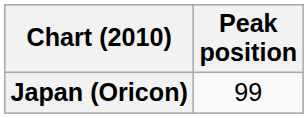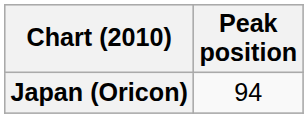(248, 92) 99 -> (248, 92) 94
